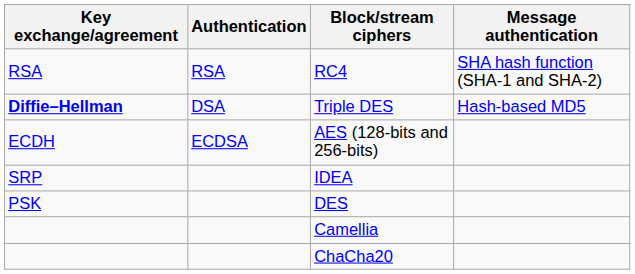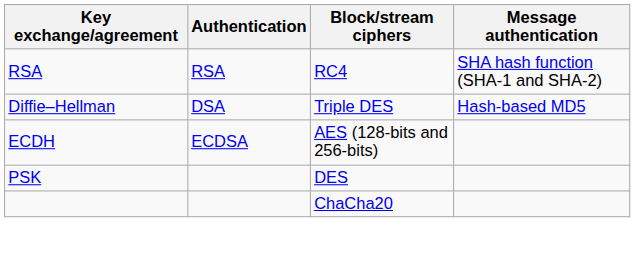(66, 106) bold -> (62, 106) normal
- row: (333, 177)
- row: (346, 230)
